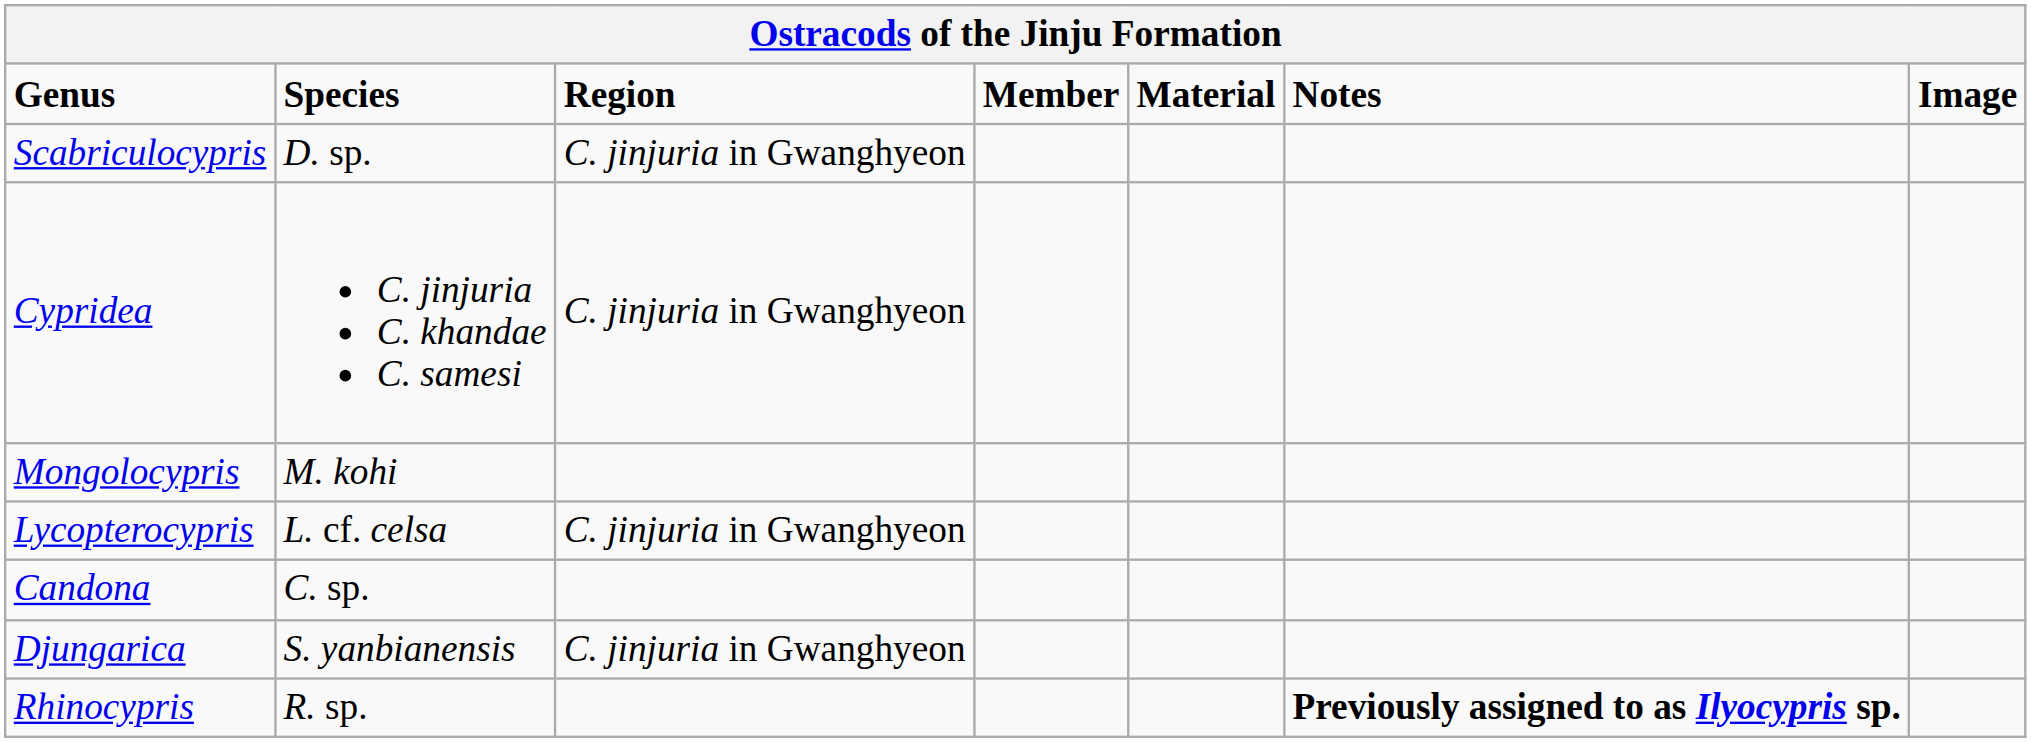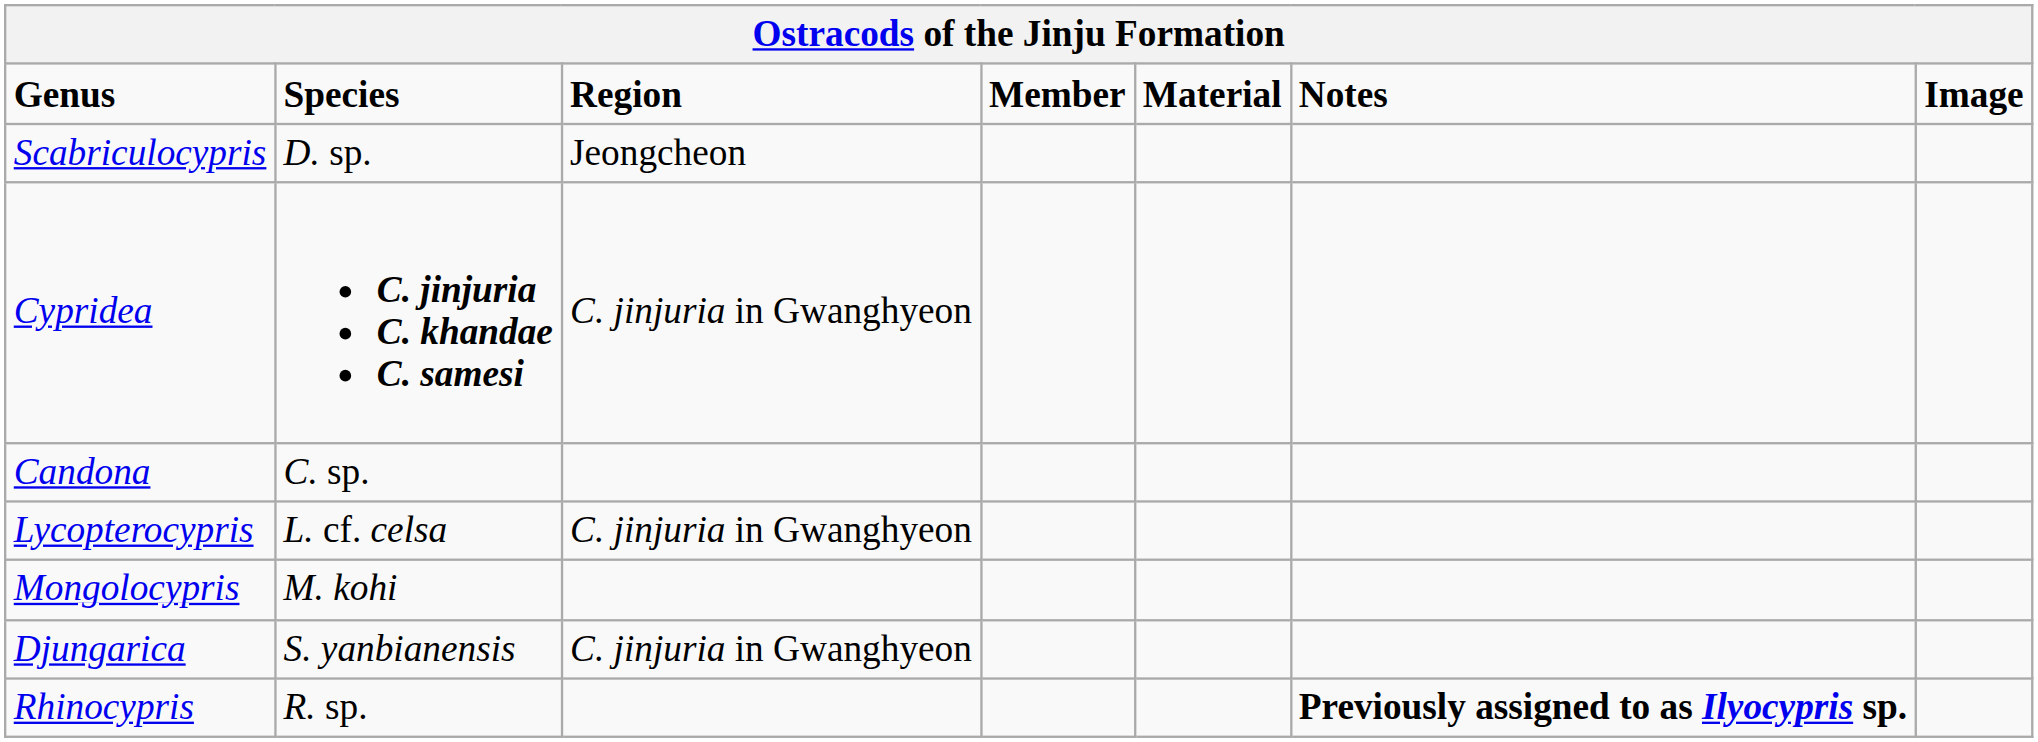(765, 152) C. jinjuria in Gwanghyeon -> (658, 152) Jeongcheon
(415, 333) normal -> (418, 333) bold
rows swapped: (127, 470) <-> (82, 589)
